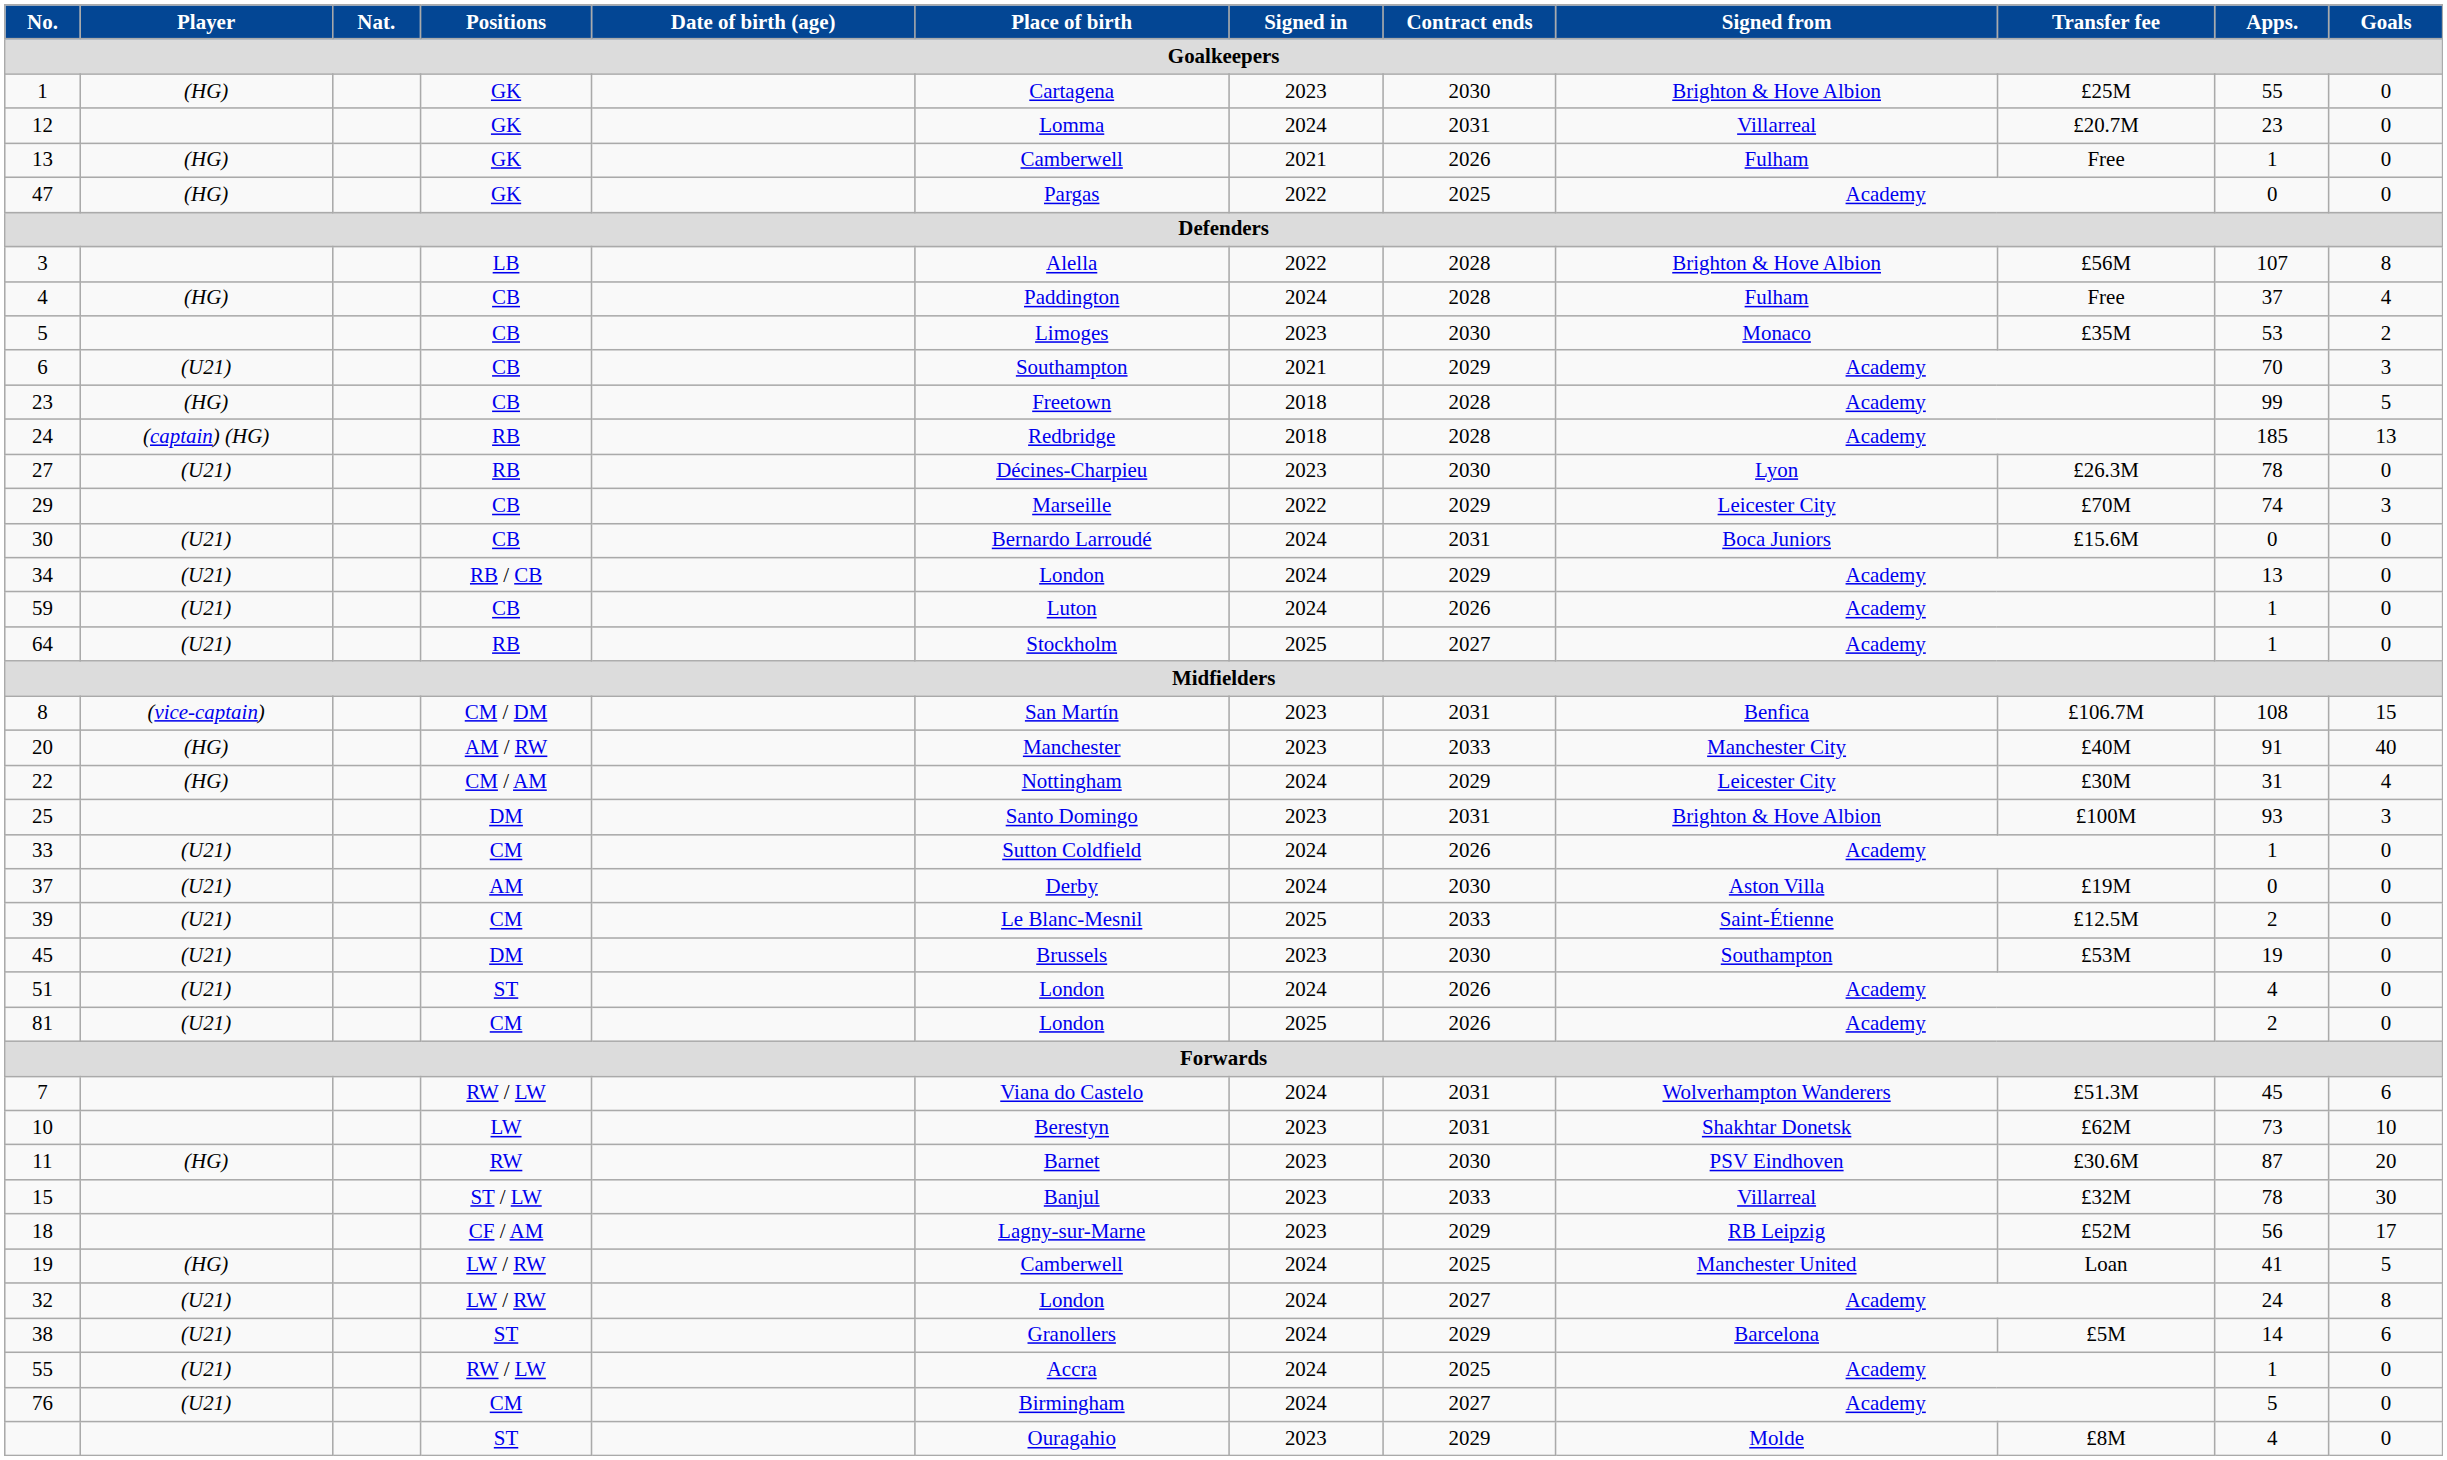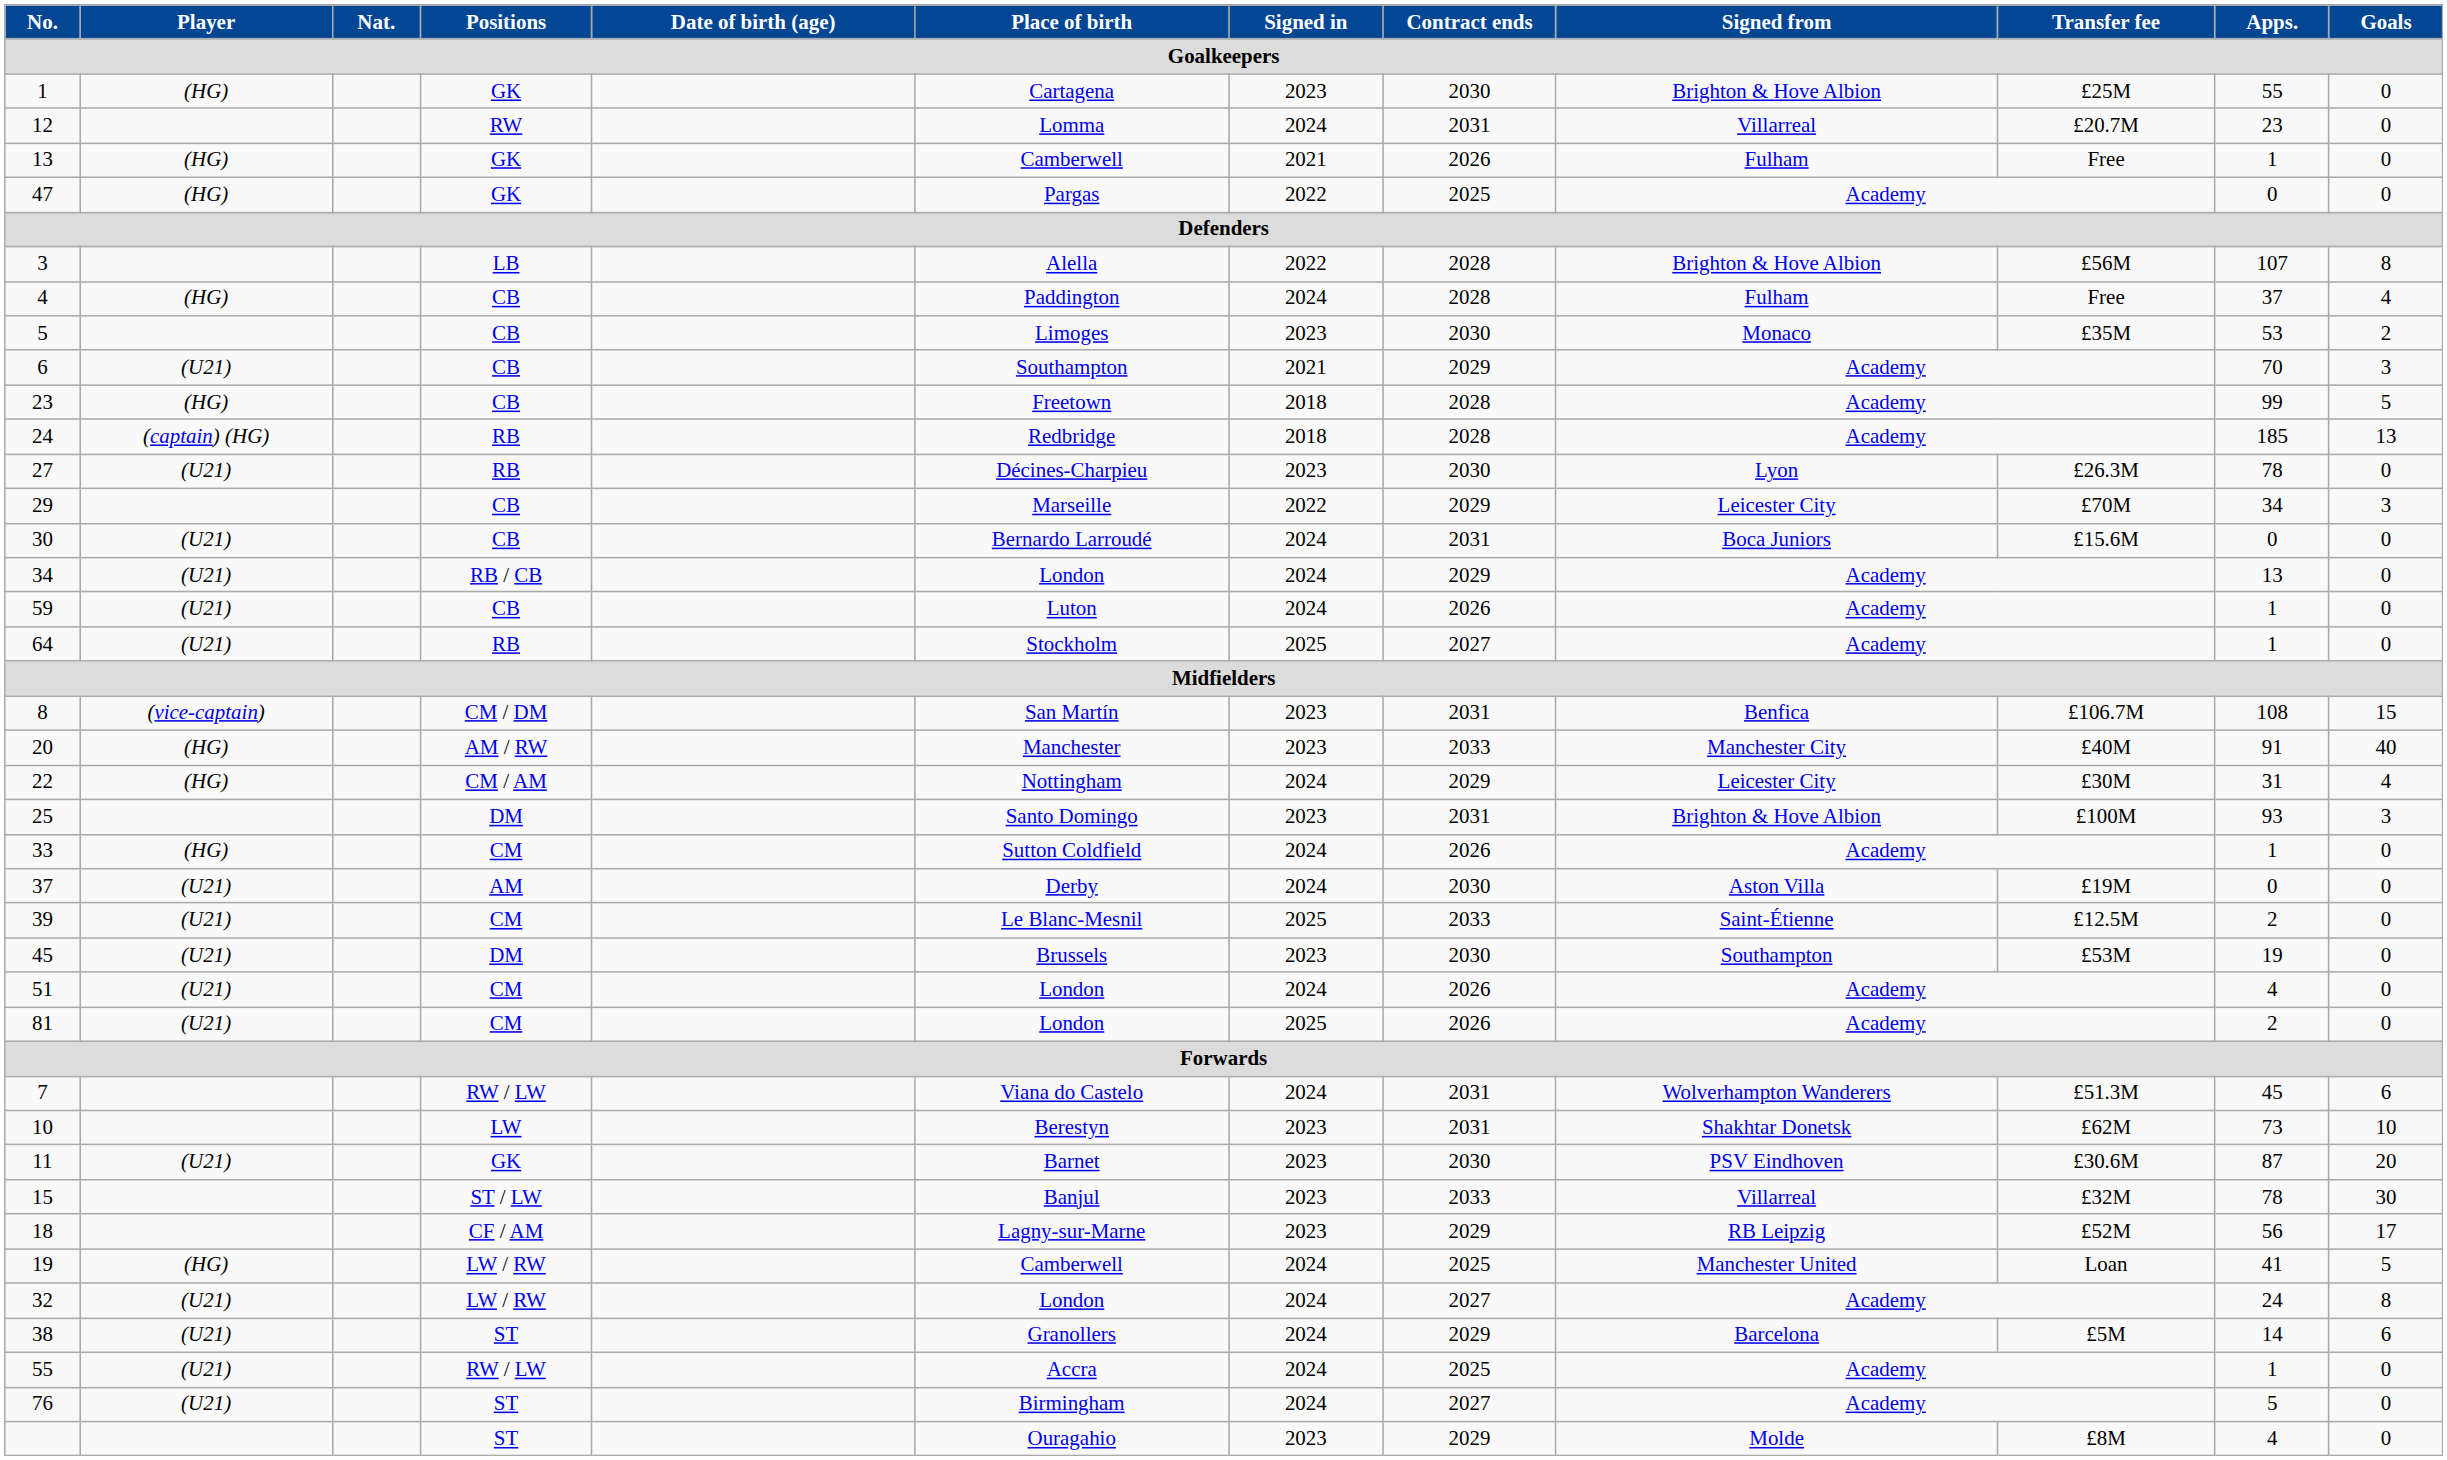(506, 125) GK -> (506, 125) RW
(2272, 505) 74 -> (2272, 505) 34
(206, 850) (U21) -> (206, 850) (HG)
(506, 988) ST -> (506, 988) CM
(206, 1161) (HG) -> (206, 1161) (U21)
(506, 1161) RW -> (506, 1161) GK
(506, 1403) CM -> (506, 1403) ST
